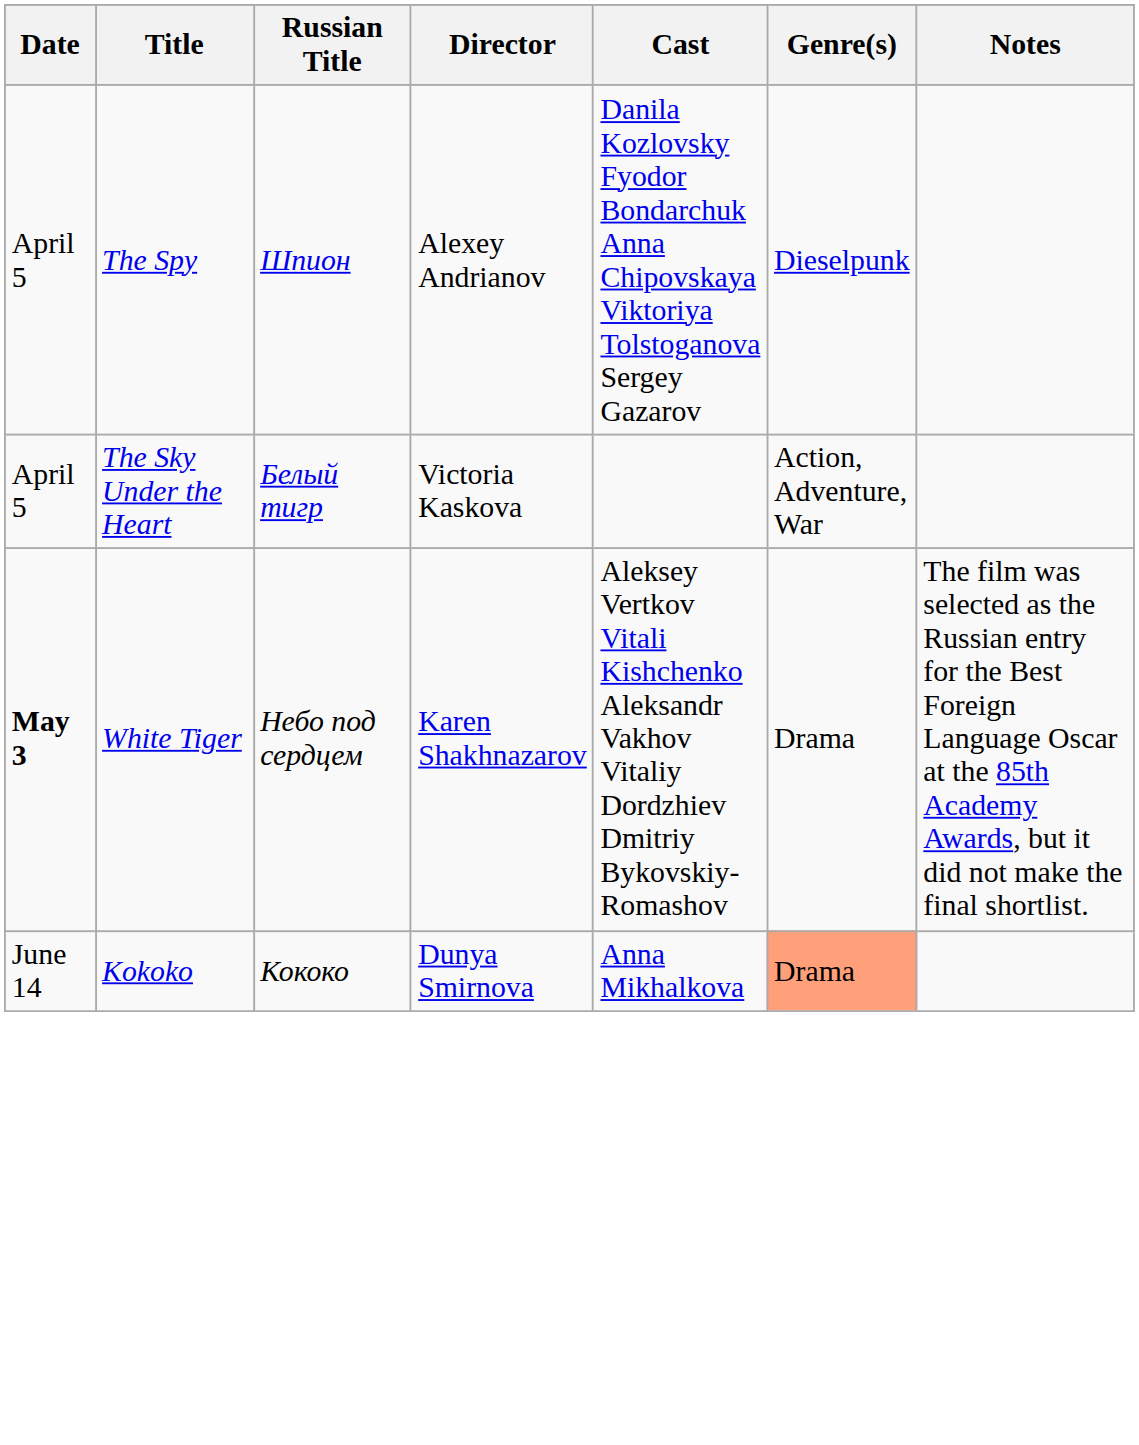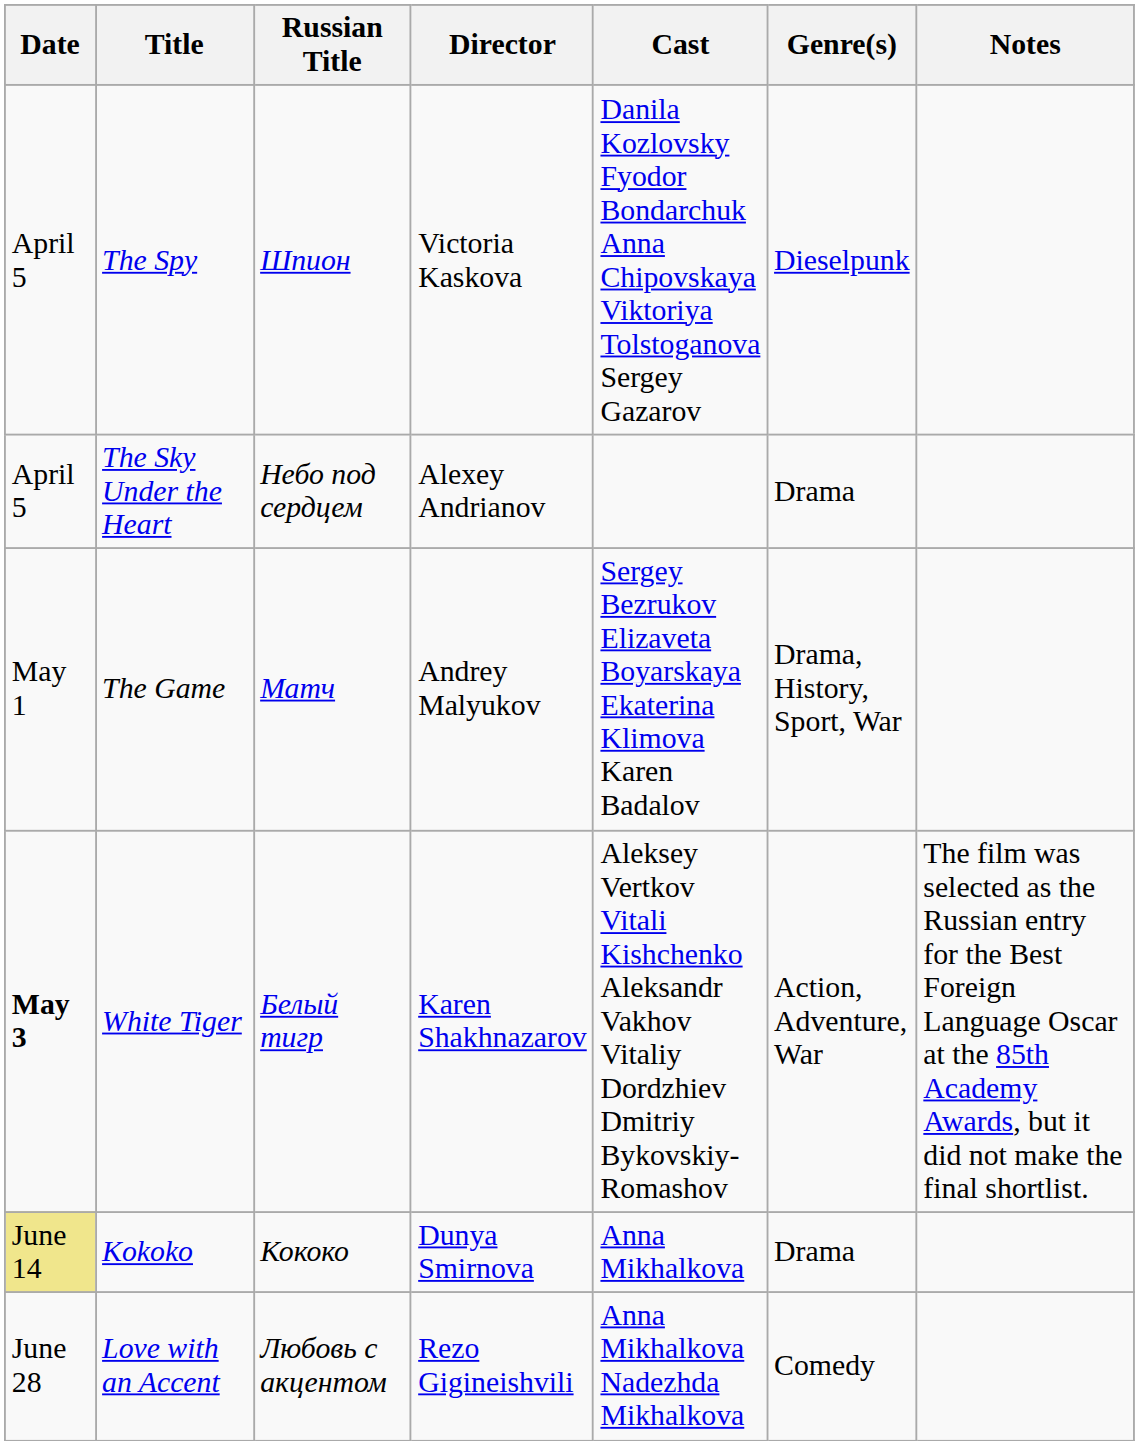(482, 259) Alexey Andrianov -> (470, 259) Victoria Kaskova
(299, 490) Белый тигр -> (318, 490) Небо под сердцем
(470, 490) Victoria Kaskova -> (482, 490) Alexey Andrianov
(841, 490) Action, Adventure, War -> (815, 490) Drama
+ row: (164, 688)
(318, 738) Небо под сердцем -> (299, 1020) Белый тигр
(815, 738) Drama -> (841, 1020) Action, Adventure, War
(39, 970) no background -> (39, 1251) khaki background
(815, 970) lightsalmon background -> (815, 1251) no background
+ row: (161, 1365)
